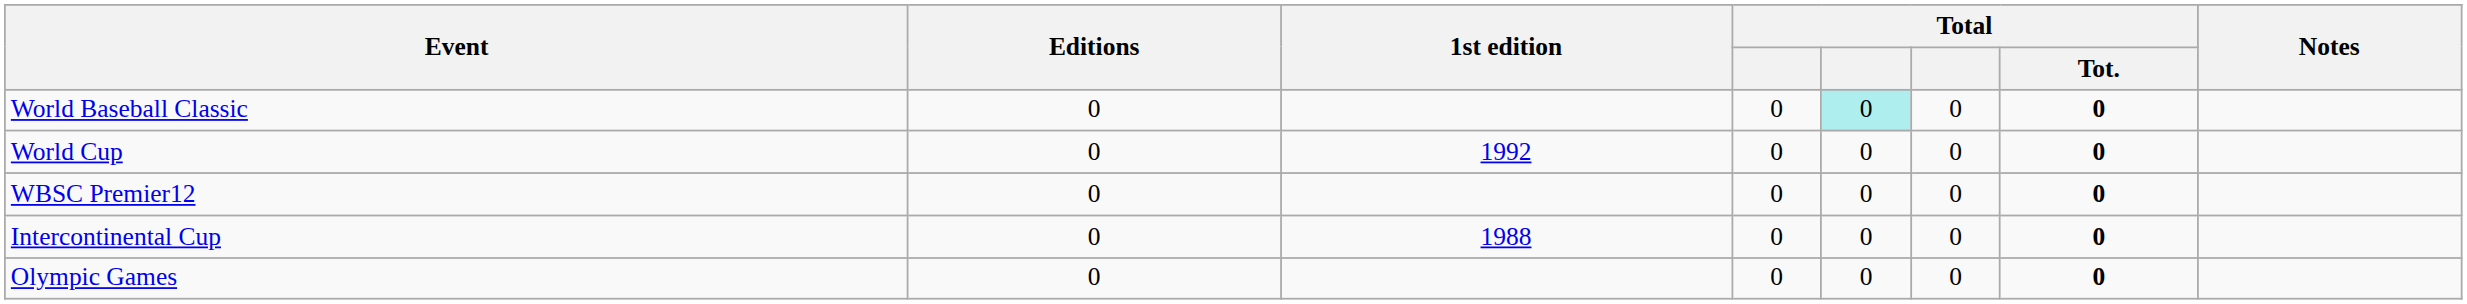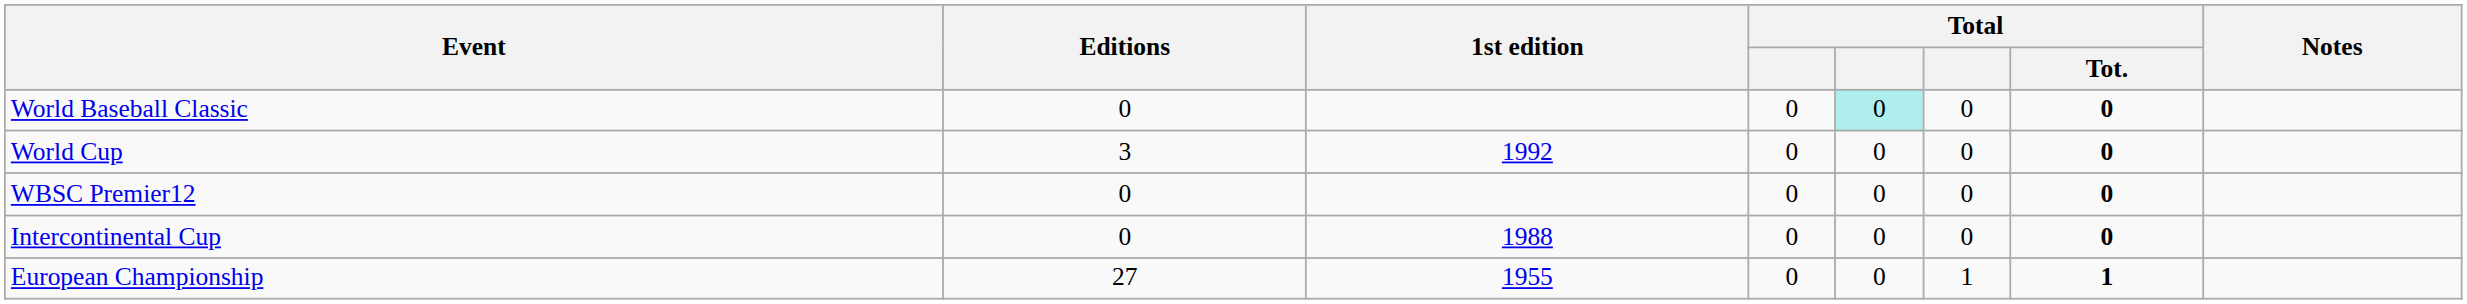(1094, 152) 0 -> (1125, 152) 3
- row: (94, 278)
+ row: (137, 278)
